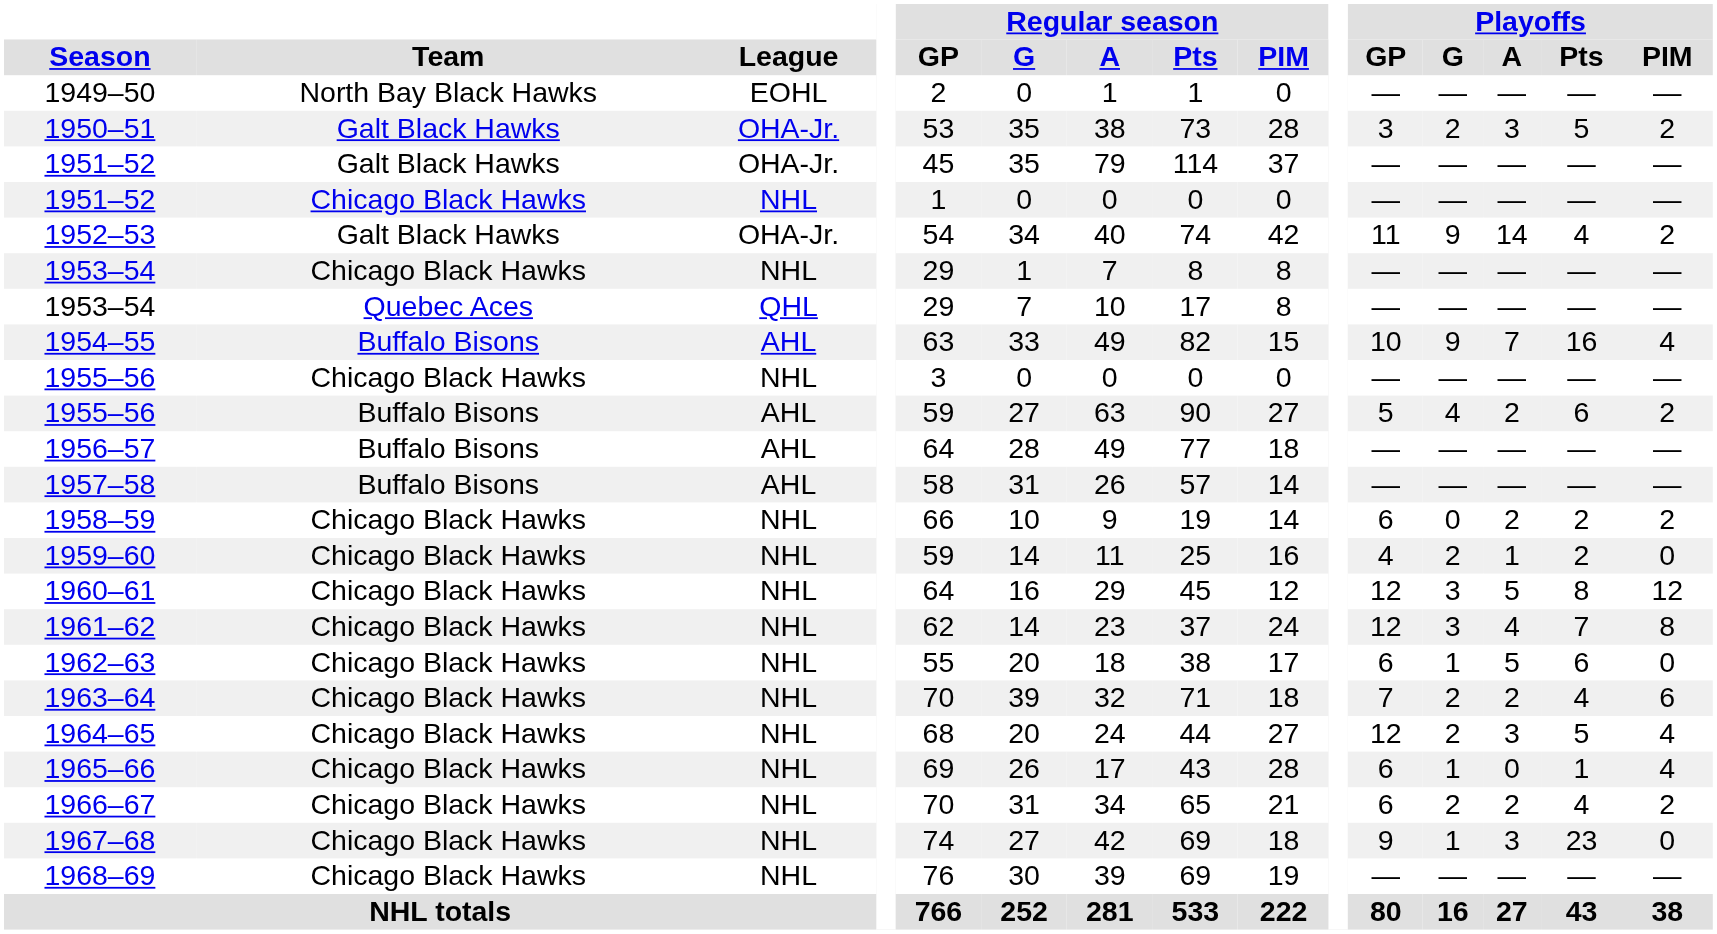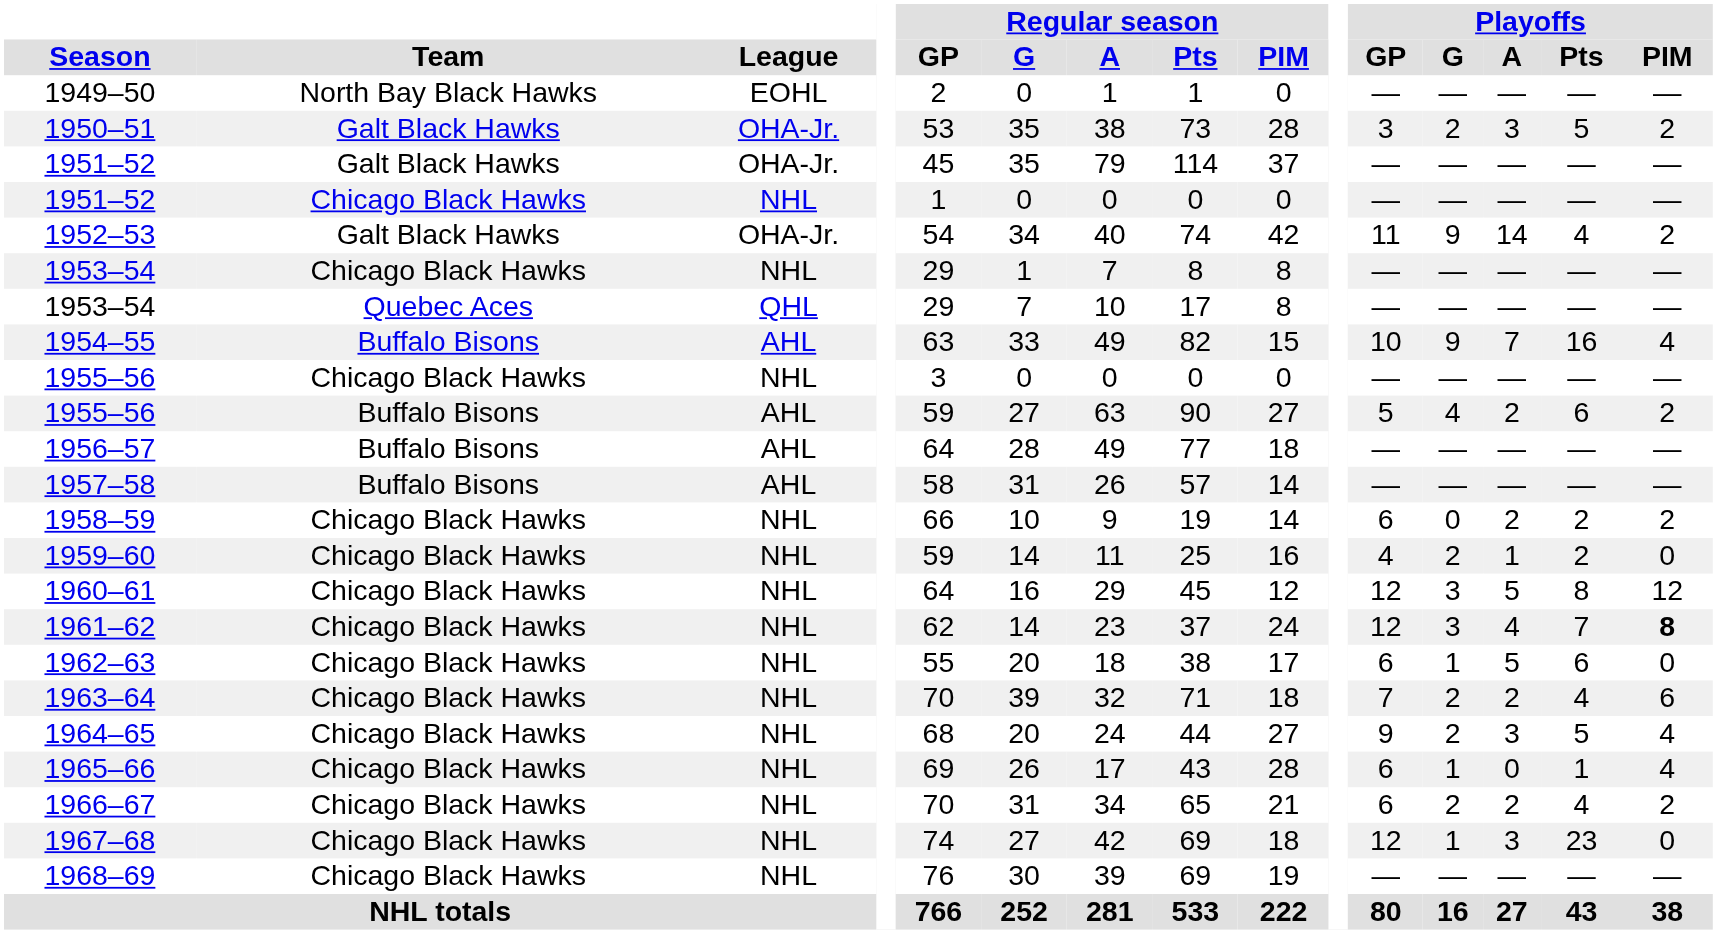(1667, 626) normal -> (1667, 626) bold
(1386, 733) 12 -> (1386, 733) 9
(1386, 840) 9 -> (1386, 840) 12
